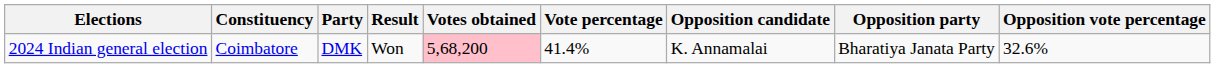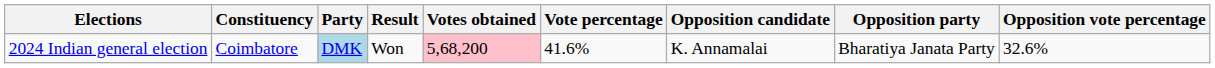(342, 47) no background -> (342, 47) lightblue background
(567, 47) 41.4% -> (567, 47) 41.6%
